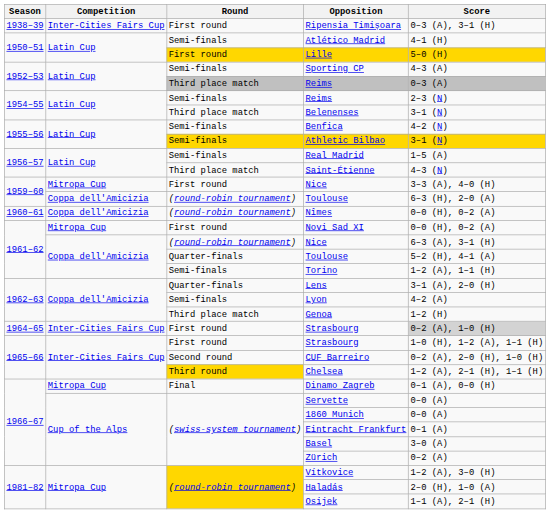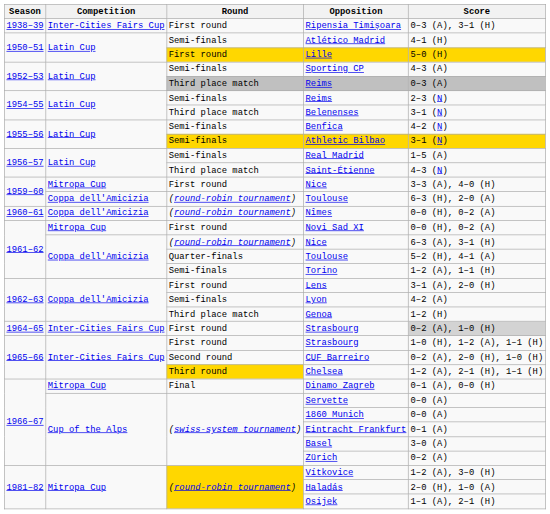(206, 285) Quarter-finals -> (198, 285) First round
